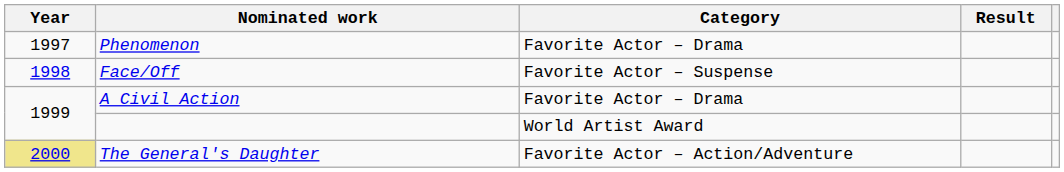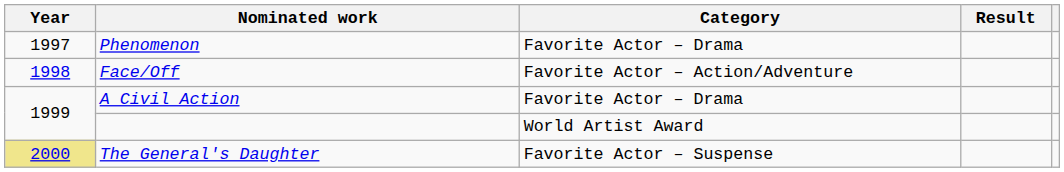(648, 72) Favorite Actor – Suspense -> (688, 72) Favorite Actor – Action/Adventure
(688, 154) Favorite Actor – Action/Adventure -> (648, 154) Favorite Actor – Suspense
